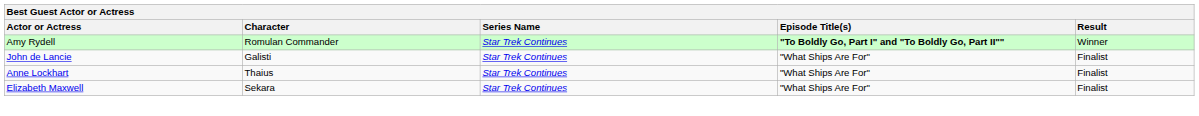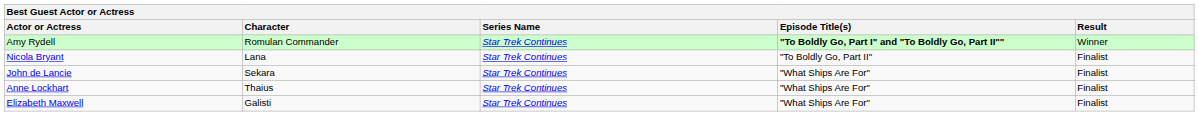+ row: (35, 57)
(258, 57) Galisti -> (260, 73) Sekara
(260, 88) Sekara -> (258, 103) Galisti
